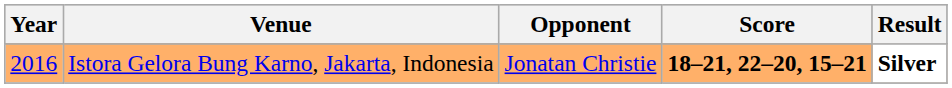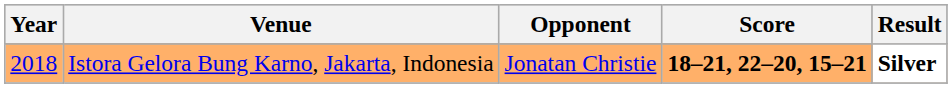(34, 62) 2016 -> (34, 62) 2018
